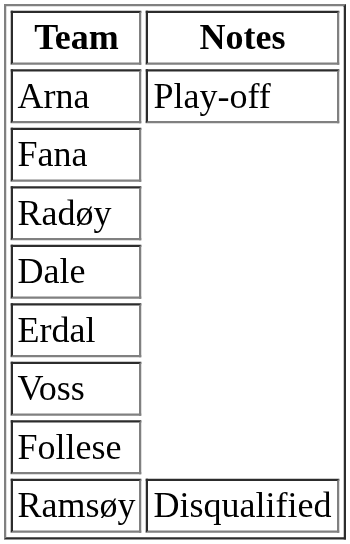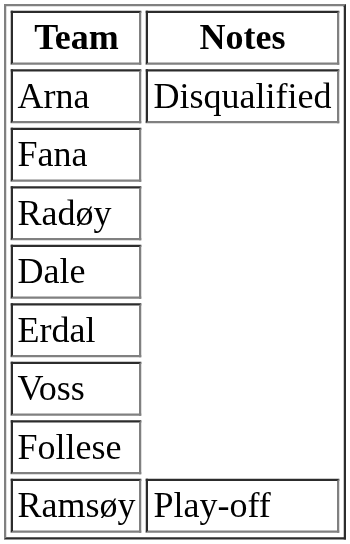(212, 95) Play-off -> (242, 95) Disqualified
(242, 505) Disqualified -> (212, 505) Play-off
